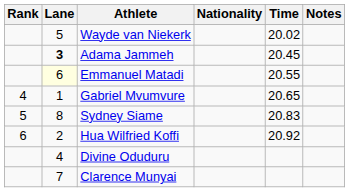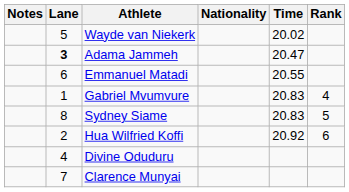columns swapped: (23, 14) <-> (324, 14)
(284, 55) 20.45 -> (288, 55) 20.47
(59, 75) lightyellow background -> (64, 75) no background
(284, 95) 20.65 -> (288, 95) 20.83
